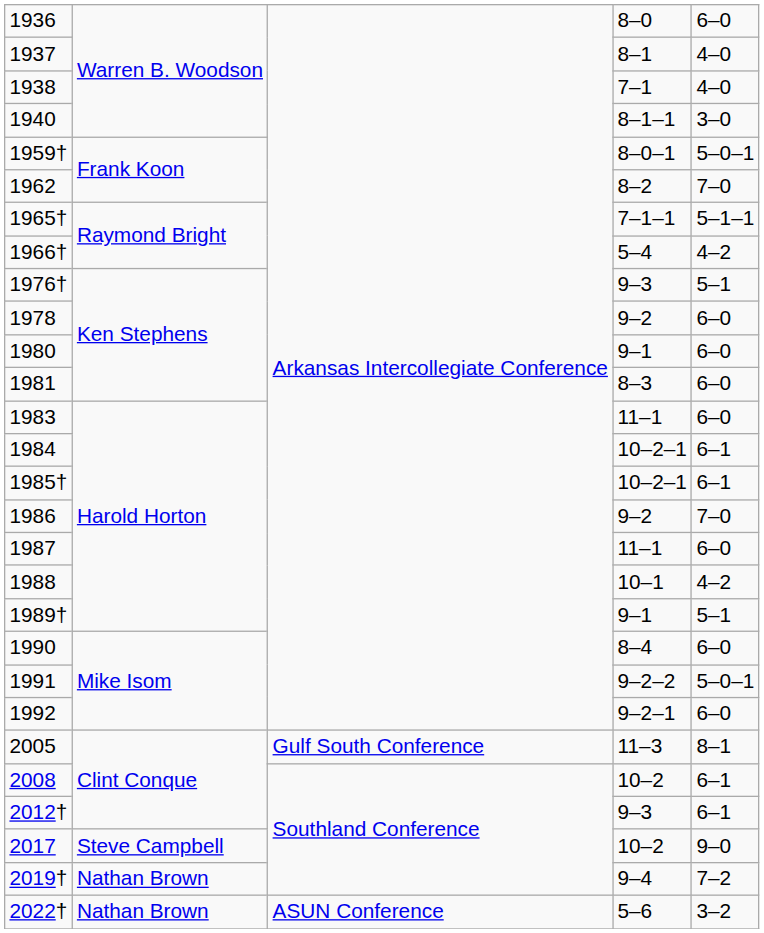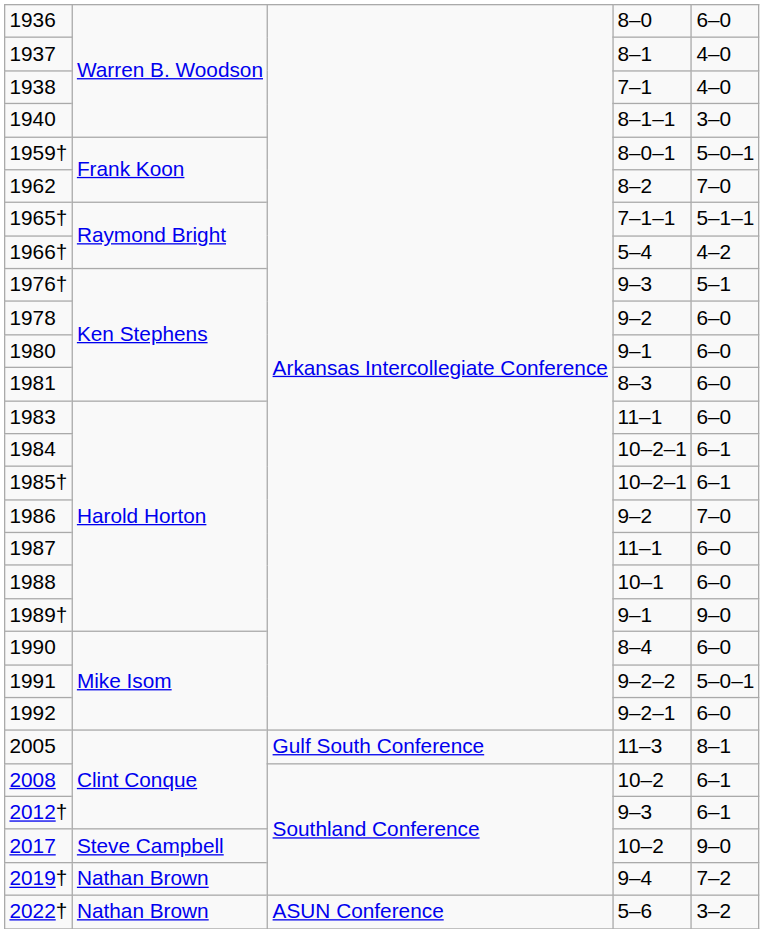(714, 581) 4–2 -> (714, 581) 6–0
(714, 614) 5–1 -> (714, 614) 9–0
